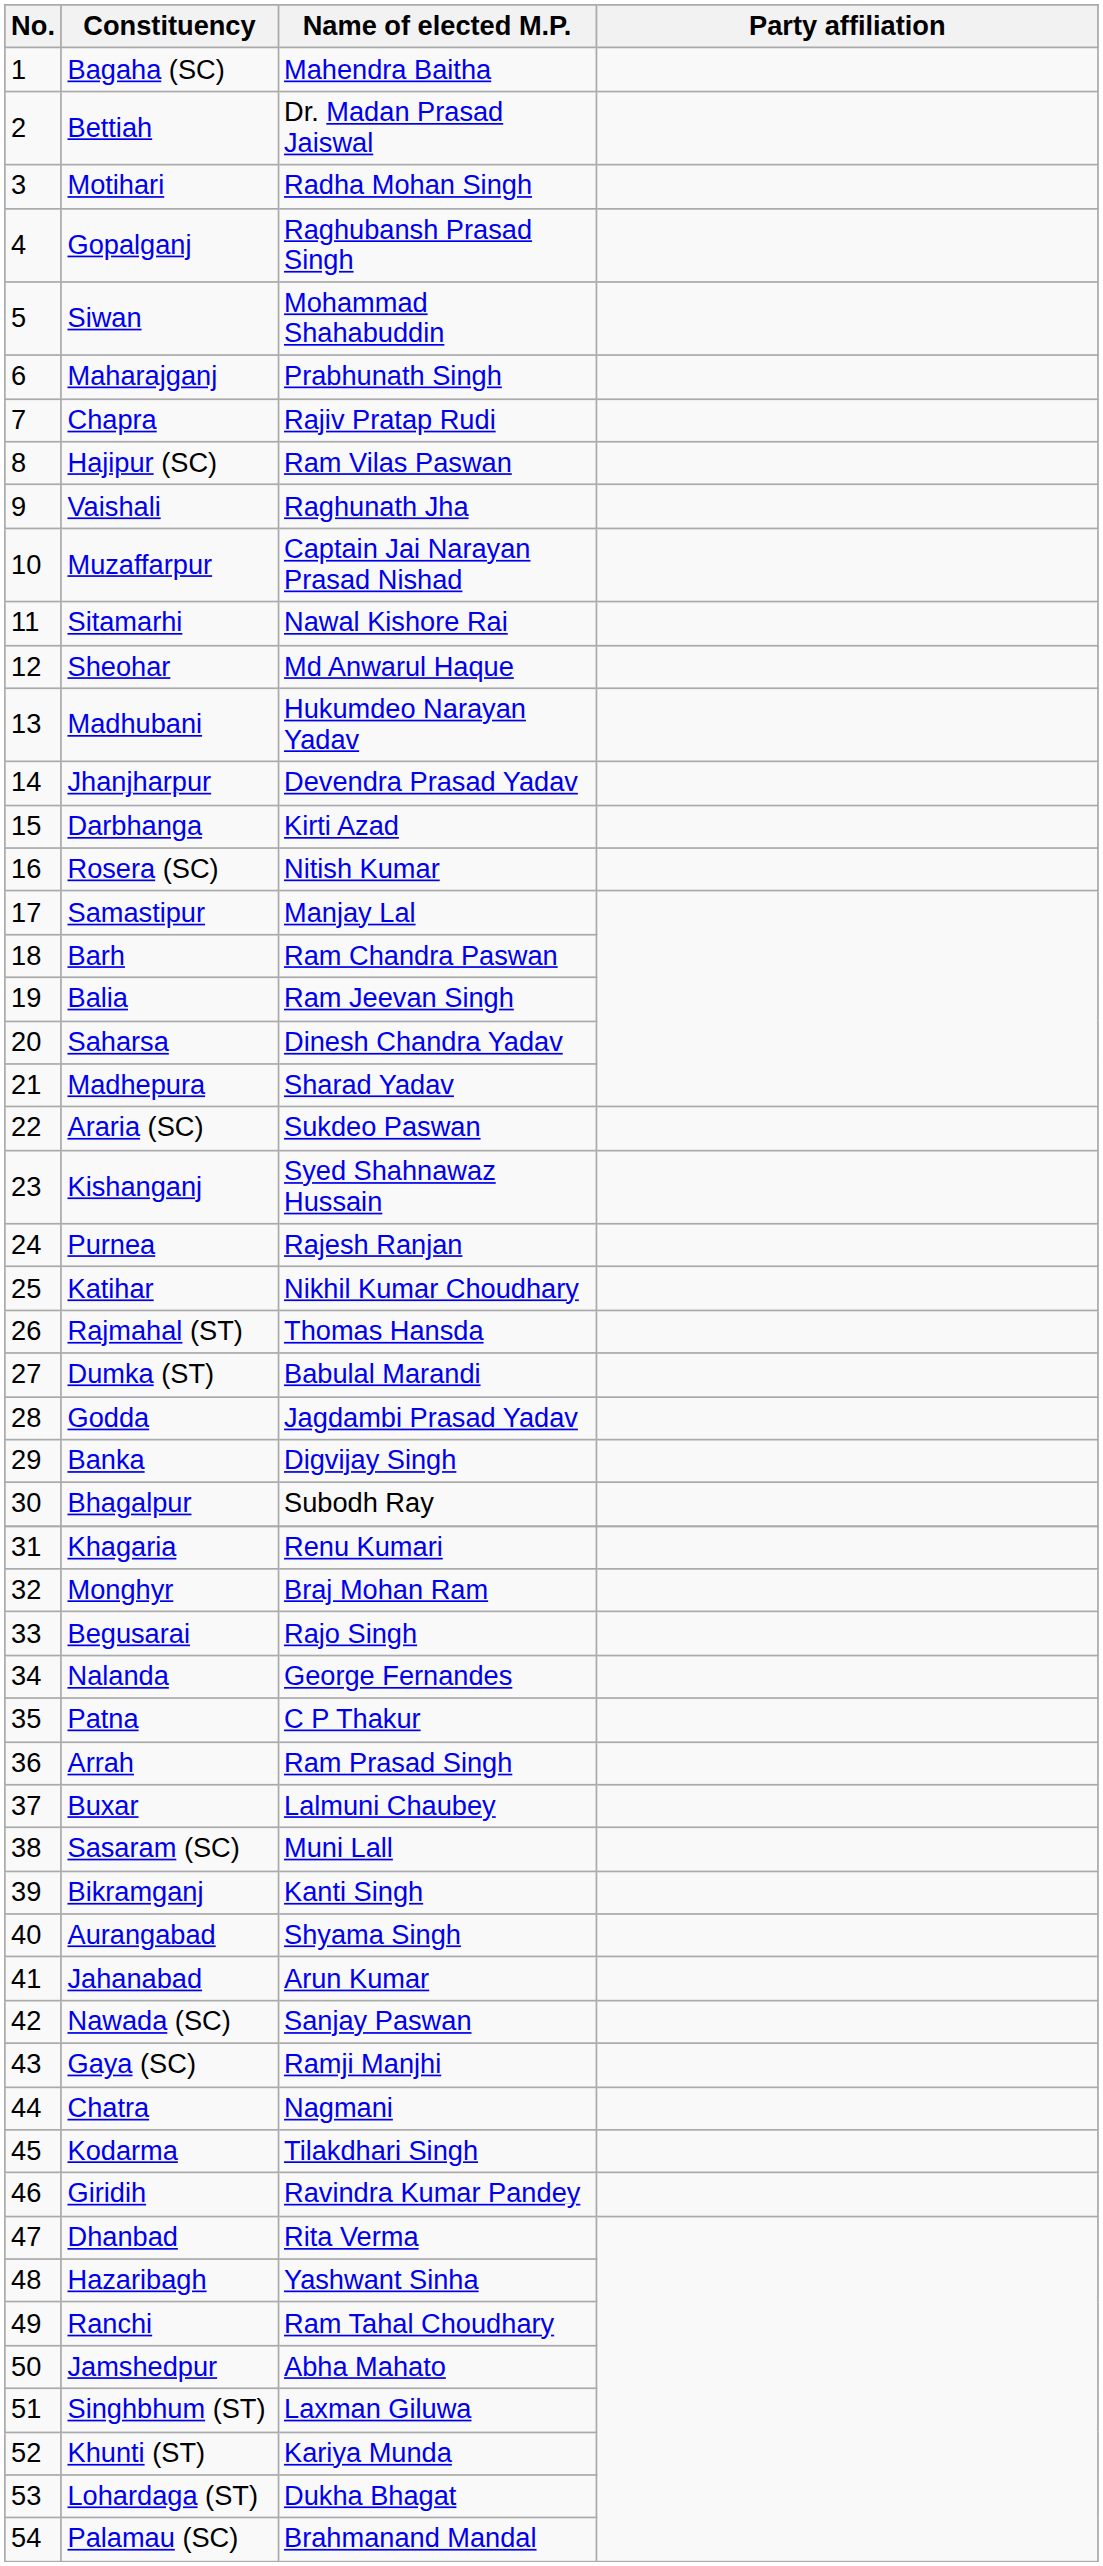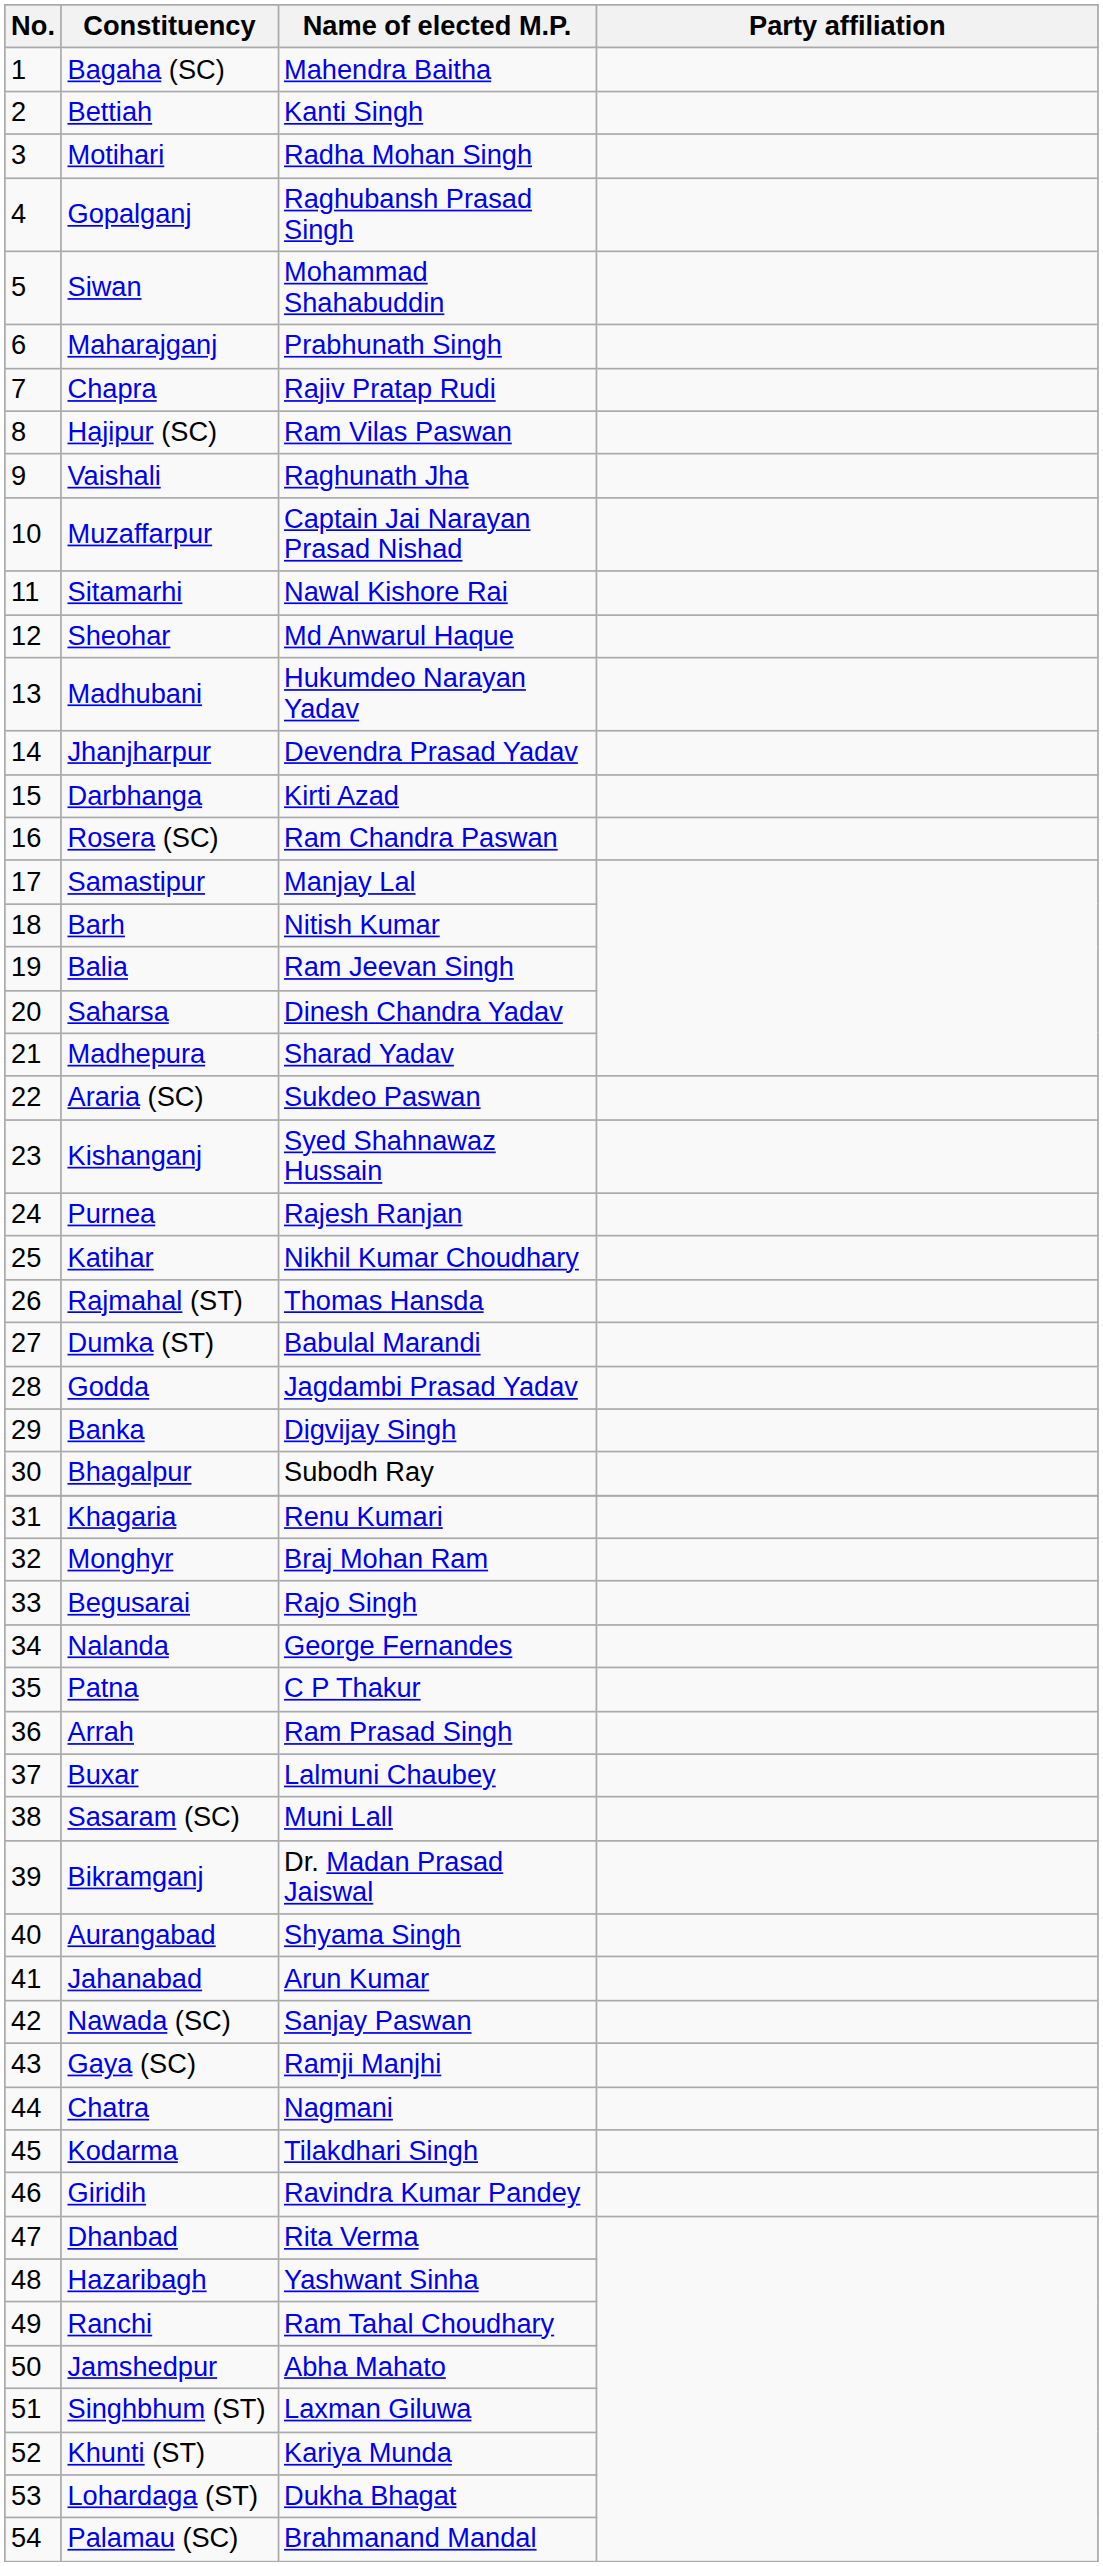(394, 127) Dr. Madan Prasad Jaiswal -> (354, 112) Kanti Singh
(362, 869) Nitish Kumar -> (421, 838) Ram Chandra Paswan
(421, 955) Ram Chandra Paswan -> (362, 924) Nitish Kumar
(354, 1892) Kanti Singh -> (394, 1876) Dr. Madan Prasad Jaiswal
